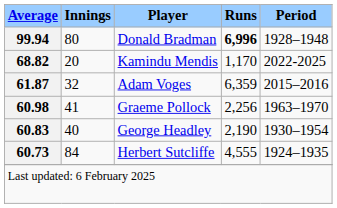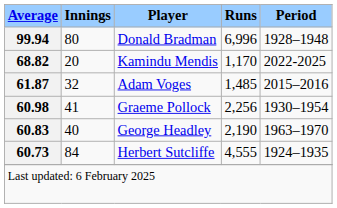(241, 38) bold -> (241, 38) normal
(241, 84) 6,359 -> (241, 84) 1,485
(296, 107) 1963–1970 -> (296, 107) 1930–1954
(296, 130) 1930–1954 -> (296, 130) 1963–1970
